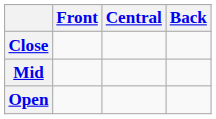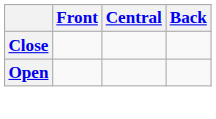- row: (28, 72)
